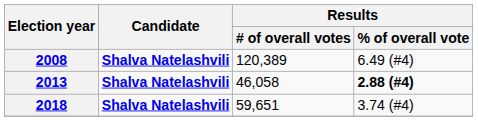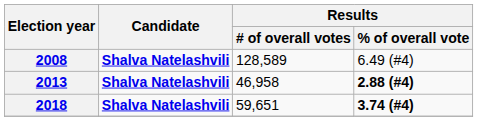(261, 60) 120,389 -> (261, 60) 128,589
(257, 82) 46,058 -> (257, 82) 46,958
(386, 104) normal -> (386, 104) bold
